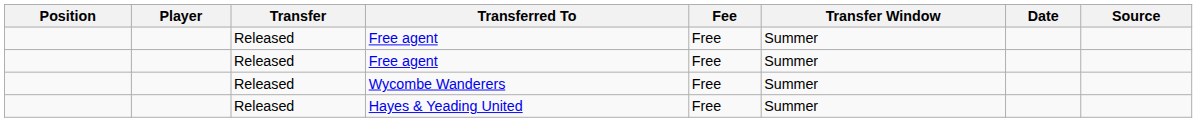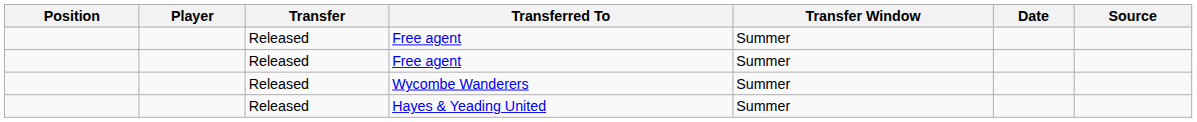- column: (725, 16)
